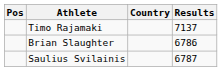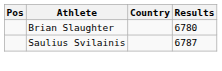- row: (65, 28)
(186, 43) 6786 -> (186, 28) 6780
